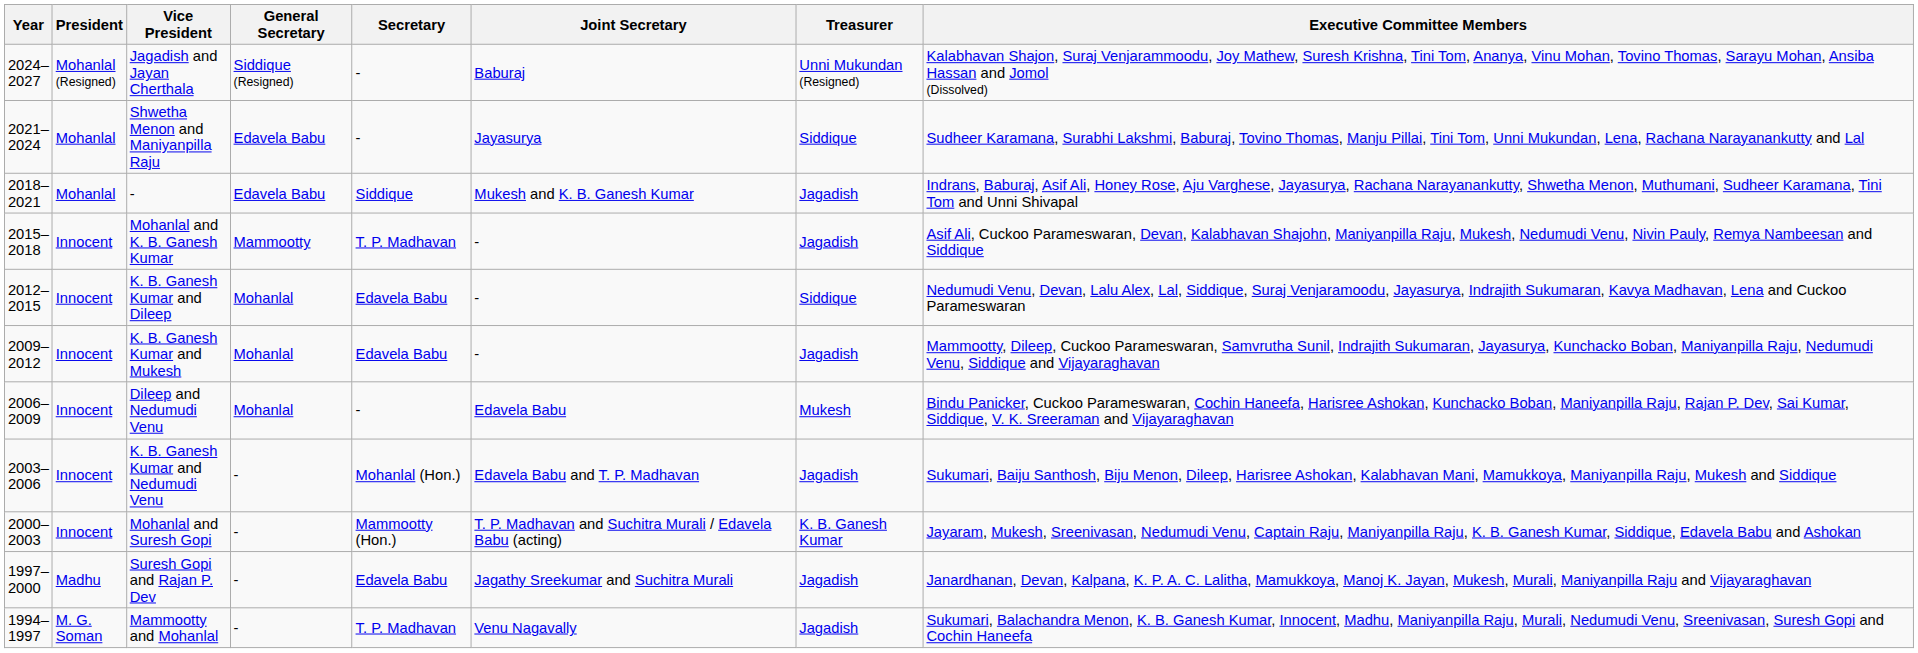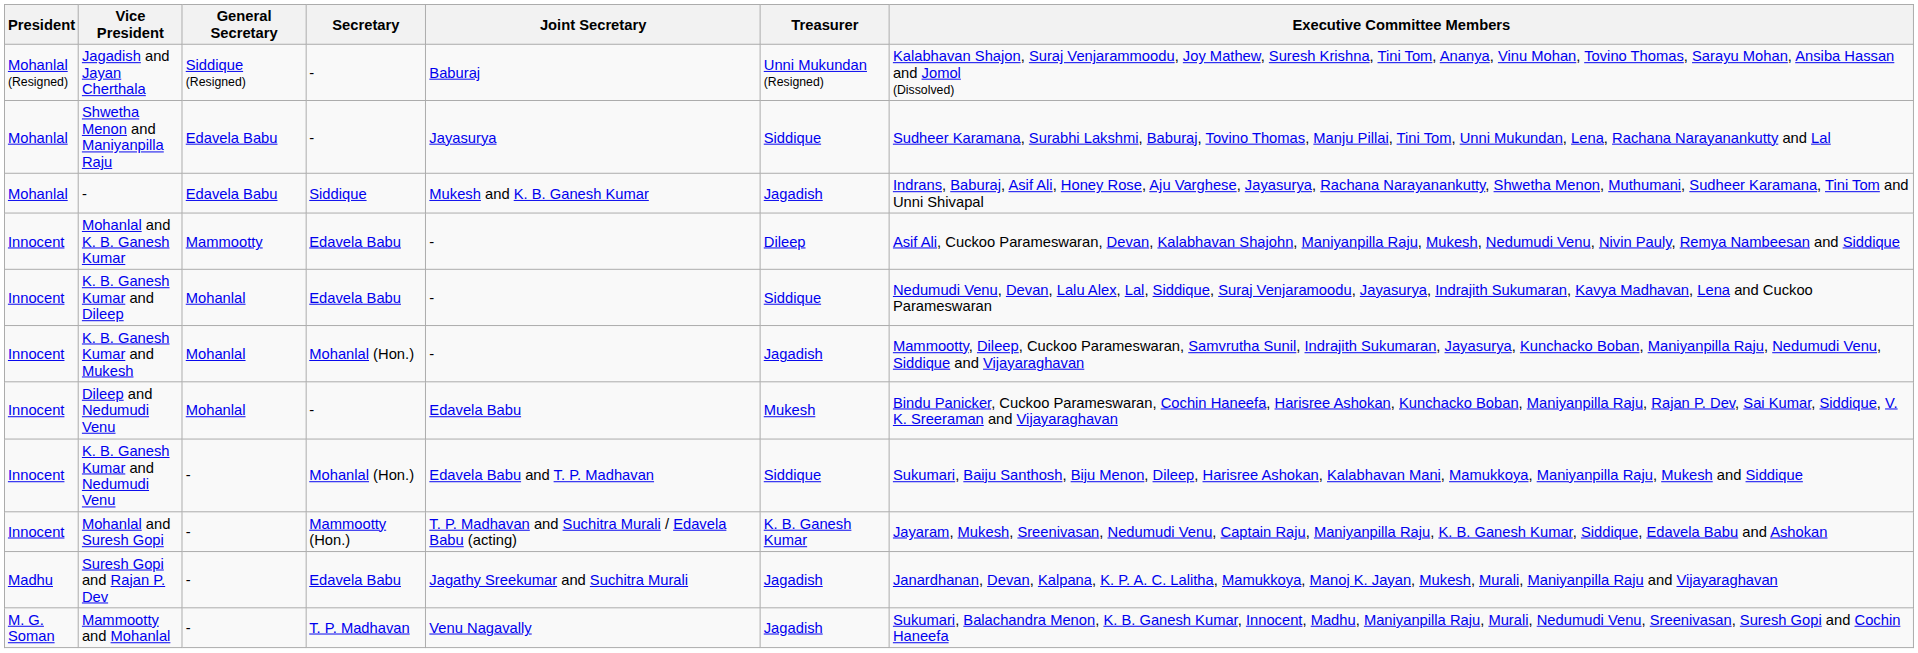- column: (28, 25)
(406, 242) T. P. Madhavan -> (355, 242) Edavela Babu
(829, 242) Jagadish -> (785, 242) Dileep
(401, 354) Edavela Babu -> (362, 354) Mohanlal (Hon.)
(829, 475) Jagadish -> (792, 475) Siddique
